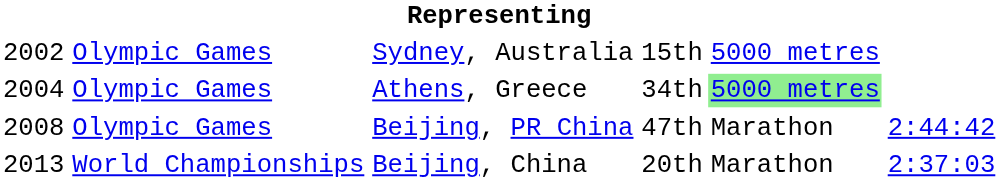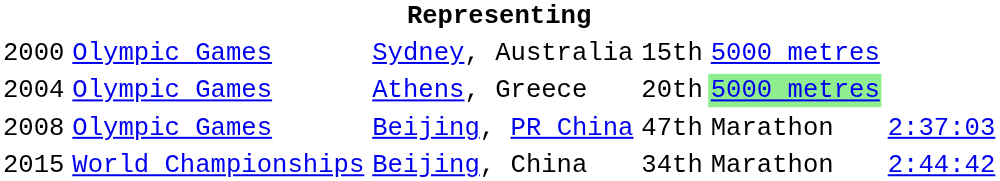(34, 53) 2002 -> (34, 53) 2000
(672, 91) 34th -> (672, 91) 20th
(942, 128) 2:44:42 -> (942, 128) 2:37:03
(34, 165) 2013 -> (34, 165) 2015
(672, 165) 20th -> (672, 165) 34th
(942, 165) 2:37:03 -> (942, 165) 2:44:42
